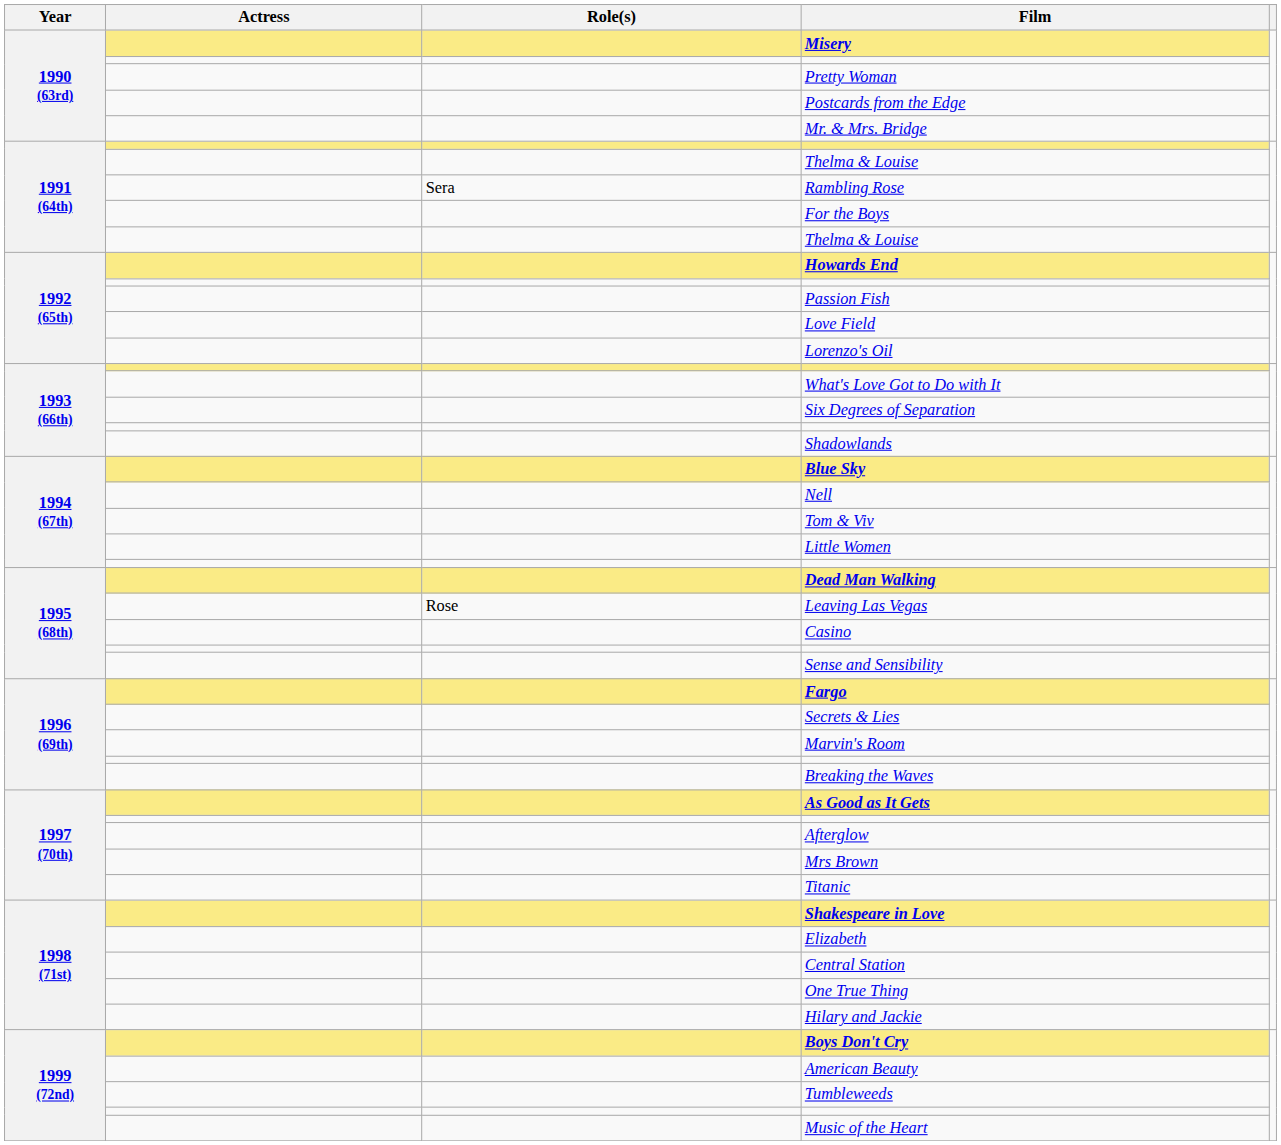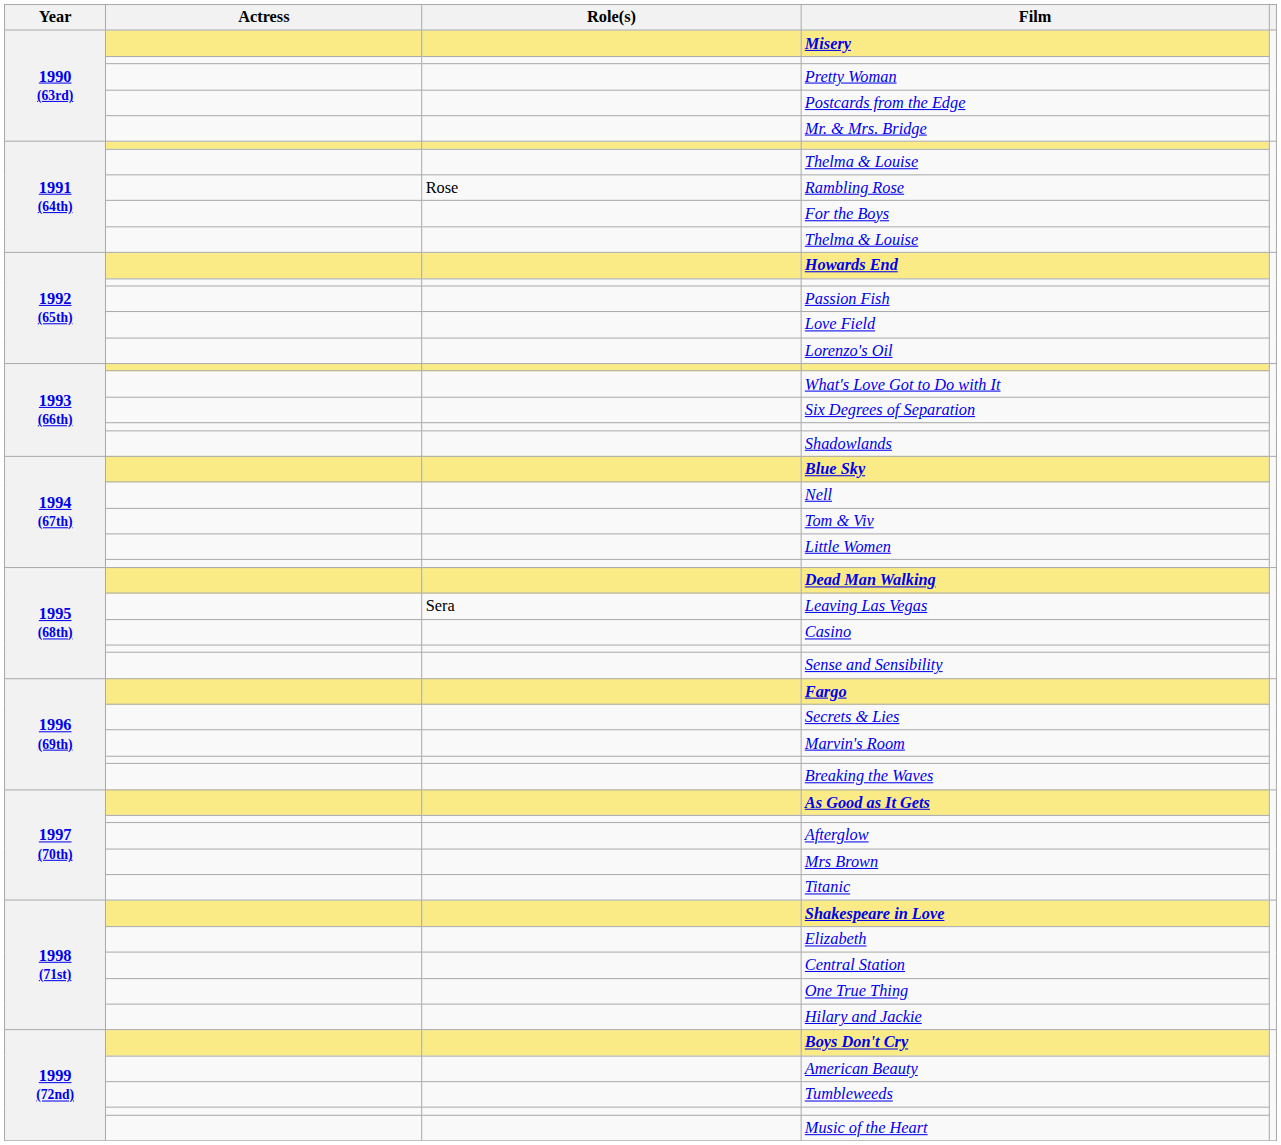(440, 187) Sera -> (442, 187) Rose
(442, 606) Rose -> (440, 606) Sera
